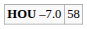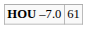(74, 14) 58 -> (74, 14) 61
